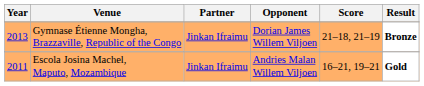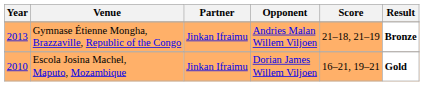(285, 37) Dorian James Willem Viljoen -> (285, 37) Andries Malan Willem Viljoen
(17, 66) 2011 -> (17, 66) 2010
(285, 66) Andries Malan Willem Viljoen -> (285, 66) Dorian James Willem Viljoen
